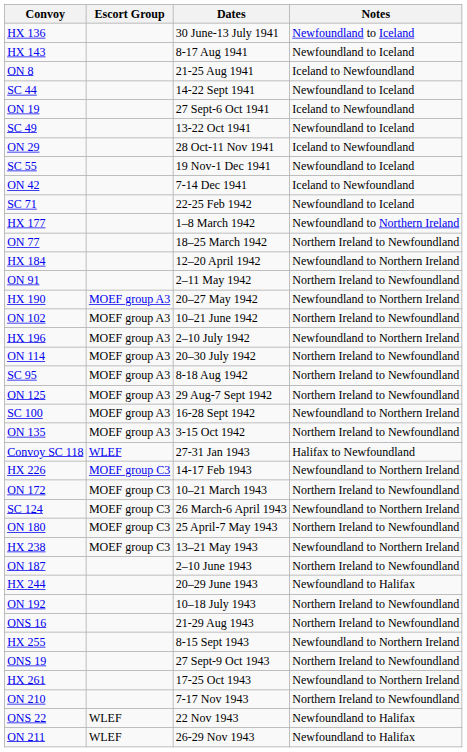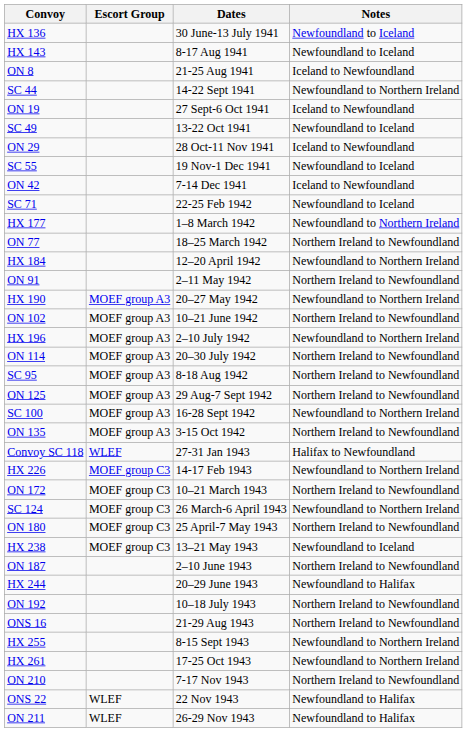(353, 90) Newfoundland to Iceland -> (376, 90) Newfoundland to Northern Ireland
(376, 546) Newfoundland to Northern Ireland -> (353, 546) Newfoundland to Iceland
- row: (27, 661)
